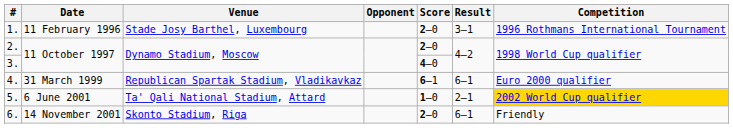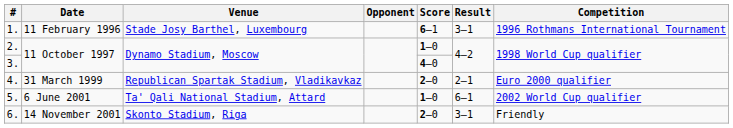(429, 29) 2–0 -> (429, 29) 6–1
(429, 46) 2–0 -> (429, 46) 1–0
(429, 80) 6–1 -> (429, 80) 2–0
(464, 80) 6–1 -> (464, 80) 2–1
(464, 97) 2–1 -> (464, 97) 6–1
(569, 97) gold background -> (569, 97) no background
(464, 114) 6–1 -> (464, 114) 3–1
